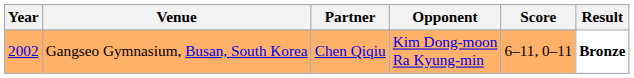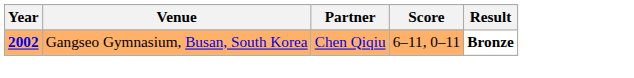- column: (445, 17)
(23, 51) normal -> (23, 42) bold
